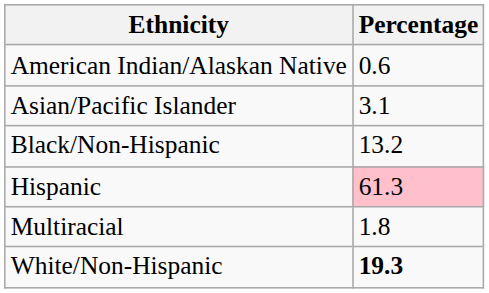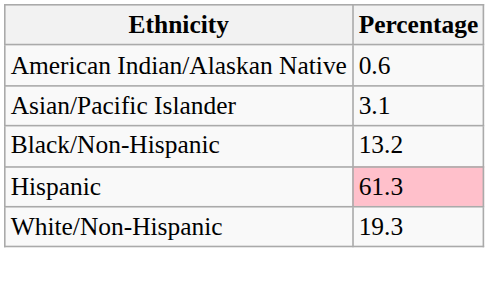- row: (67, 226)
(381, 266) bold -> (381, 226) normal
